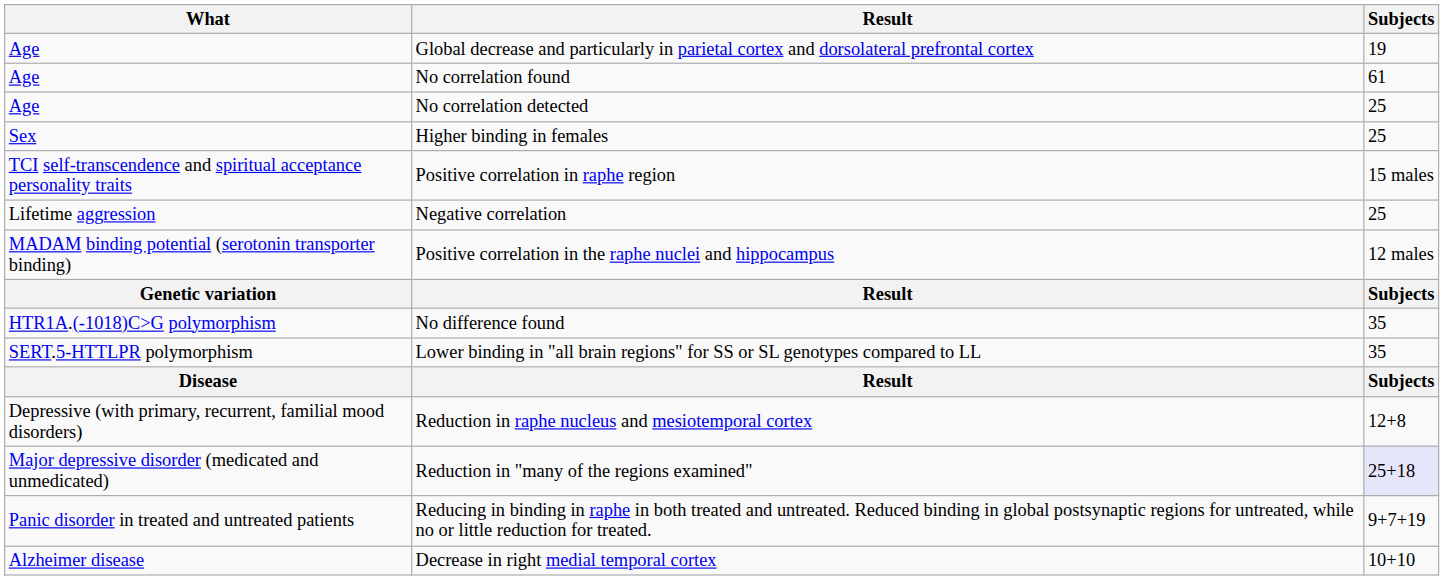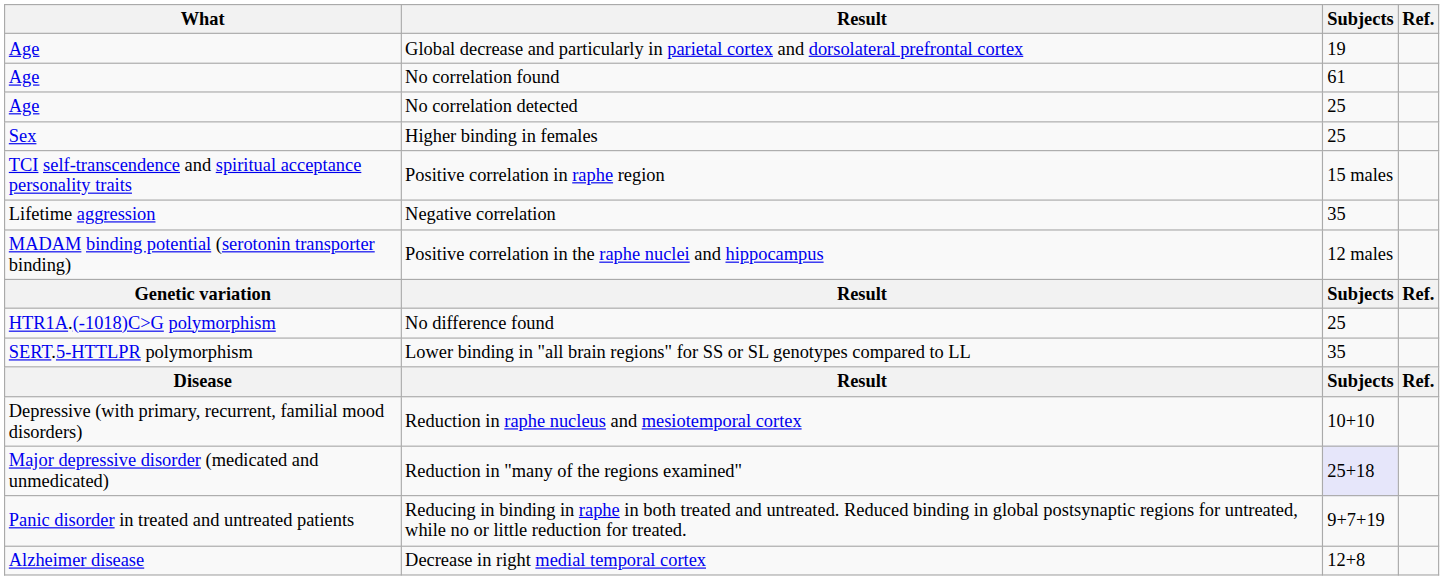+ column: (1418, 19)
(1377, 214) 25 -> (1336, 214) 35
(1377, 323) 35 -> (1336, 323) 25
(1387, 421) 12+8 -> (1351, 421) 10+10
(1392, 560) 10+10 -> (1346, 560) 12+8
